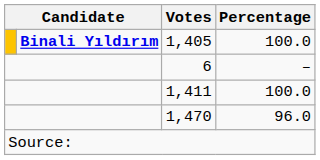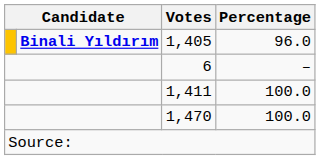(288, 42) 100.0 -> (293, 42) 96.0
(293, 117) 96.0 -> (288, 117) 100.0
